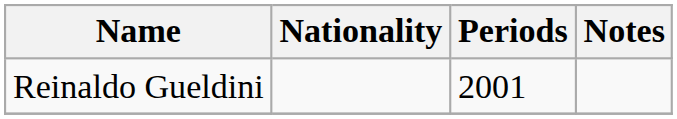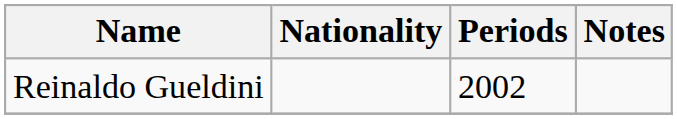(492, 85) 2001 -> (492, 85) 2002
